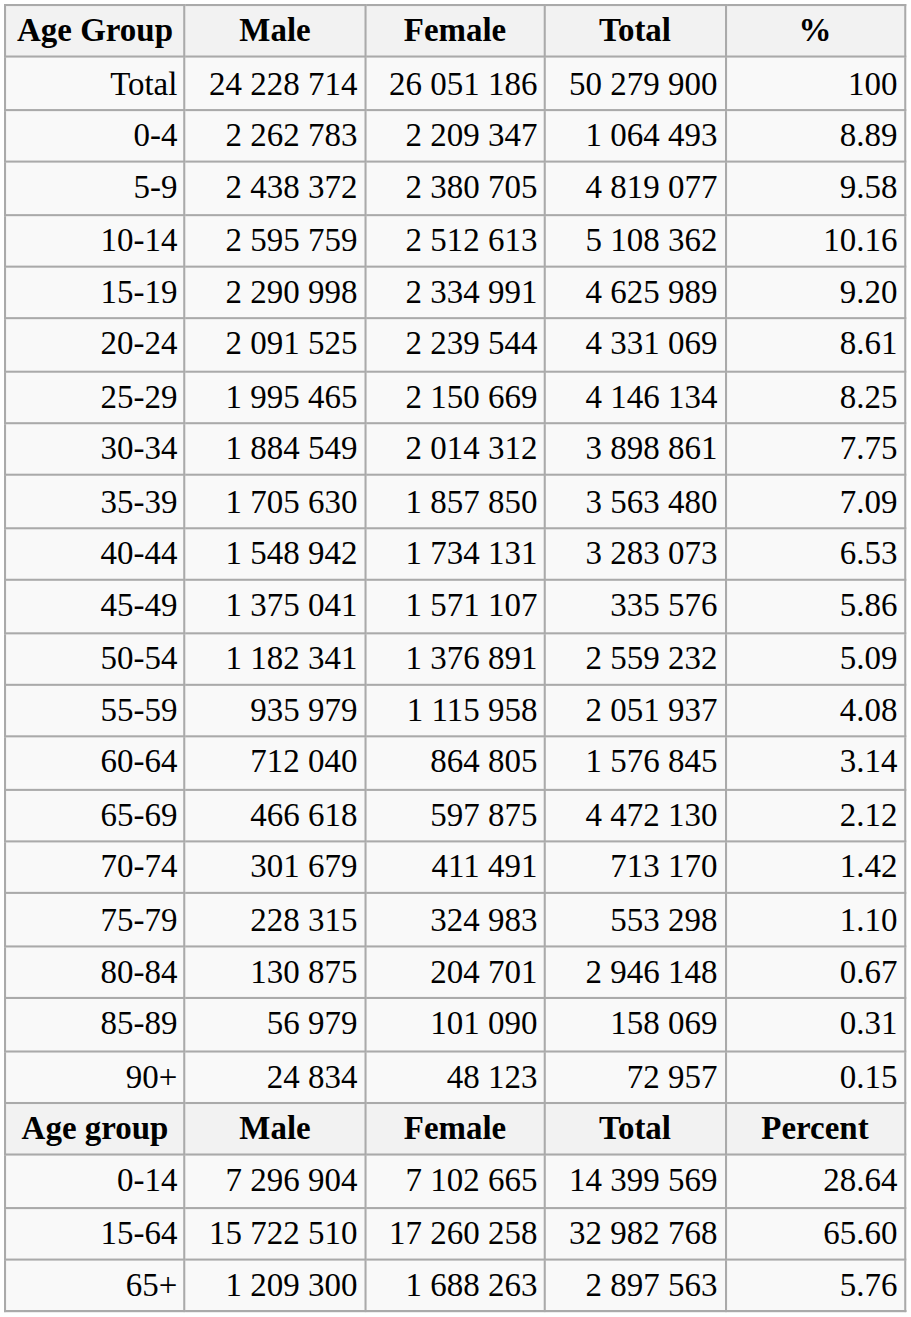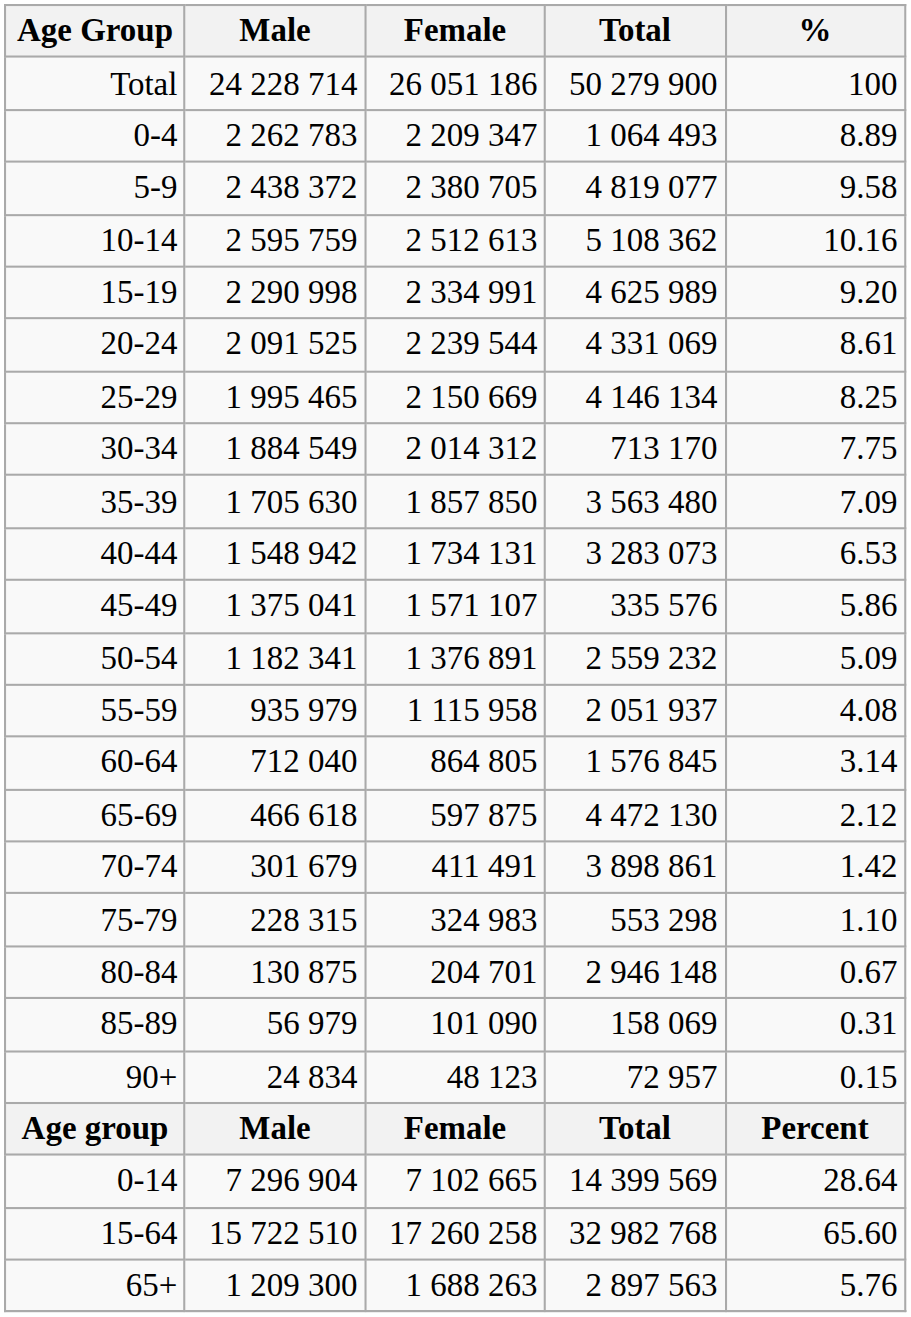(651, 448) 3 898 861 -> (664, 448) 713 170
(664, 866) 713 170 -> (651, 866) 3 898 861
